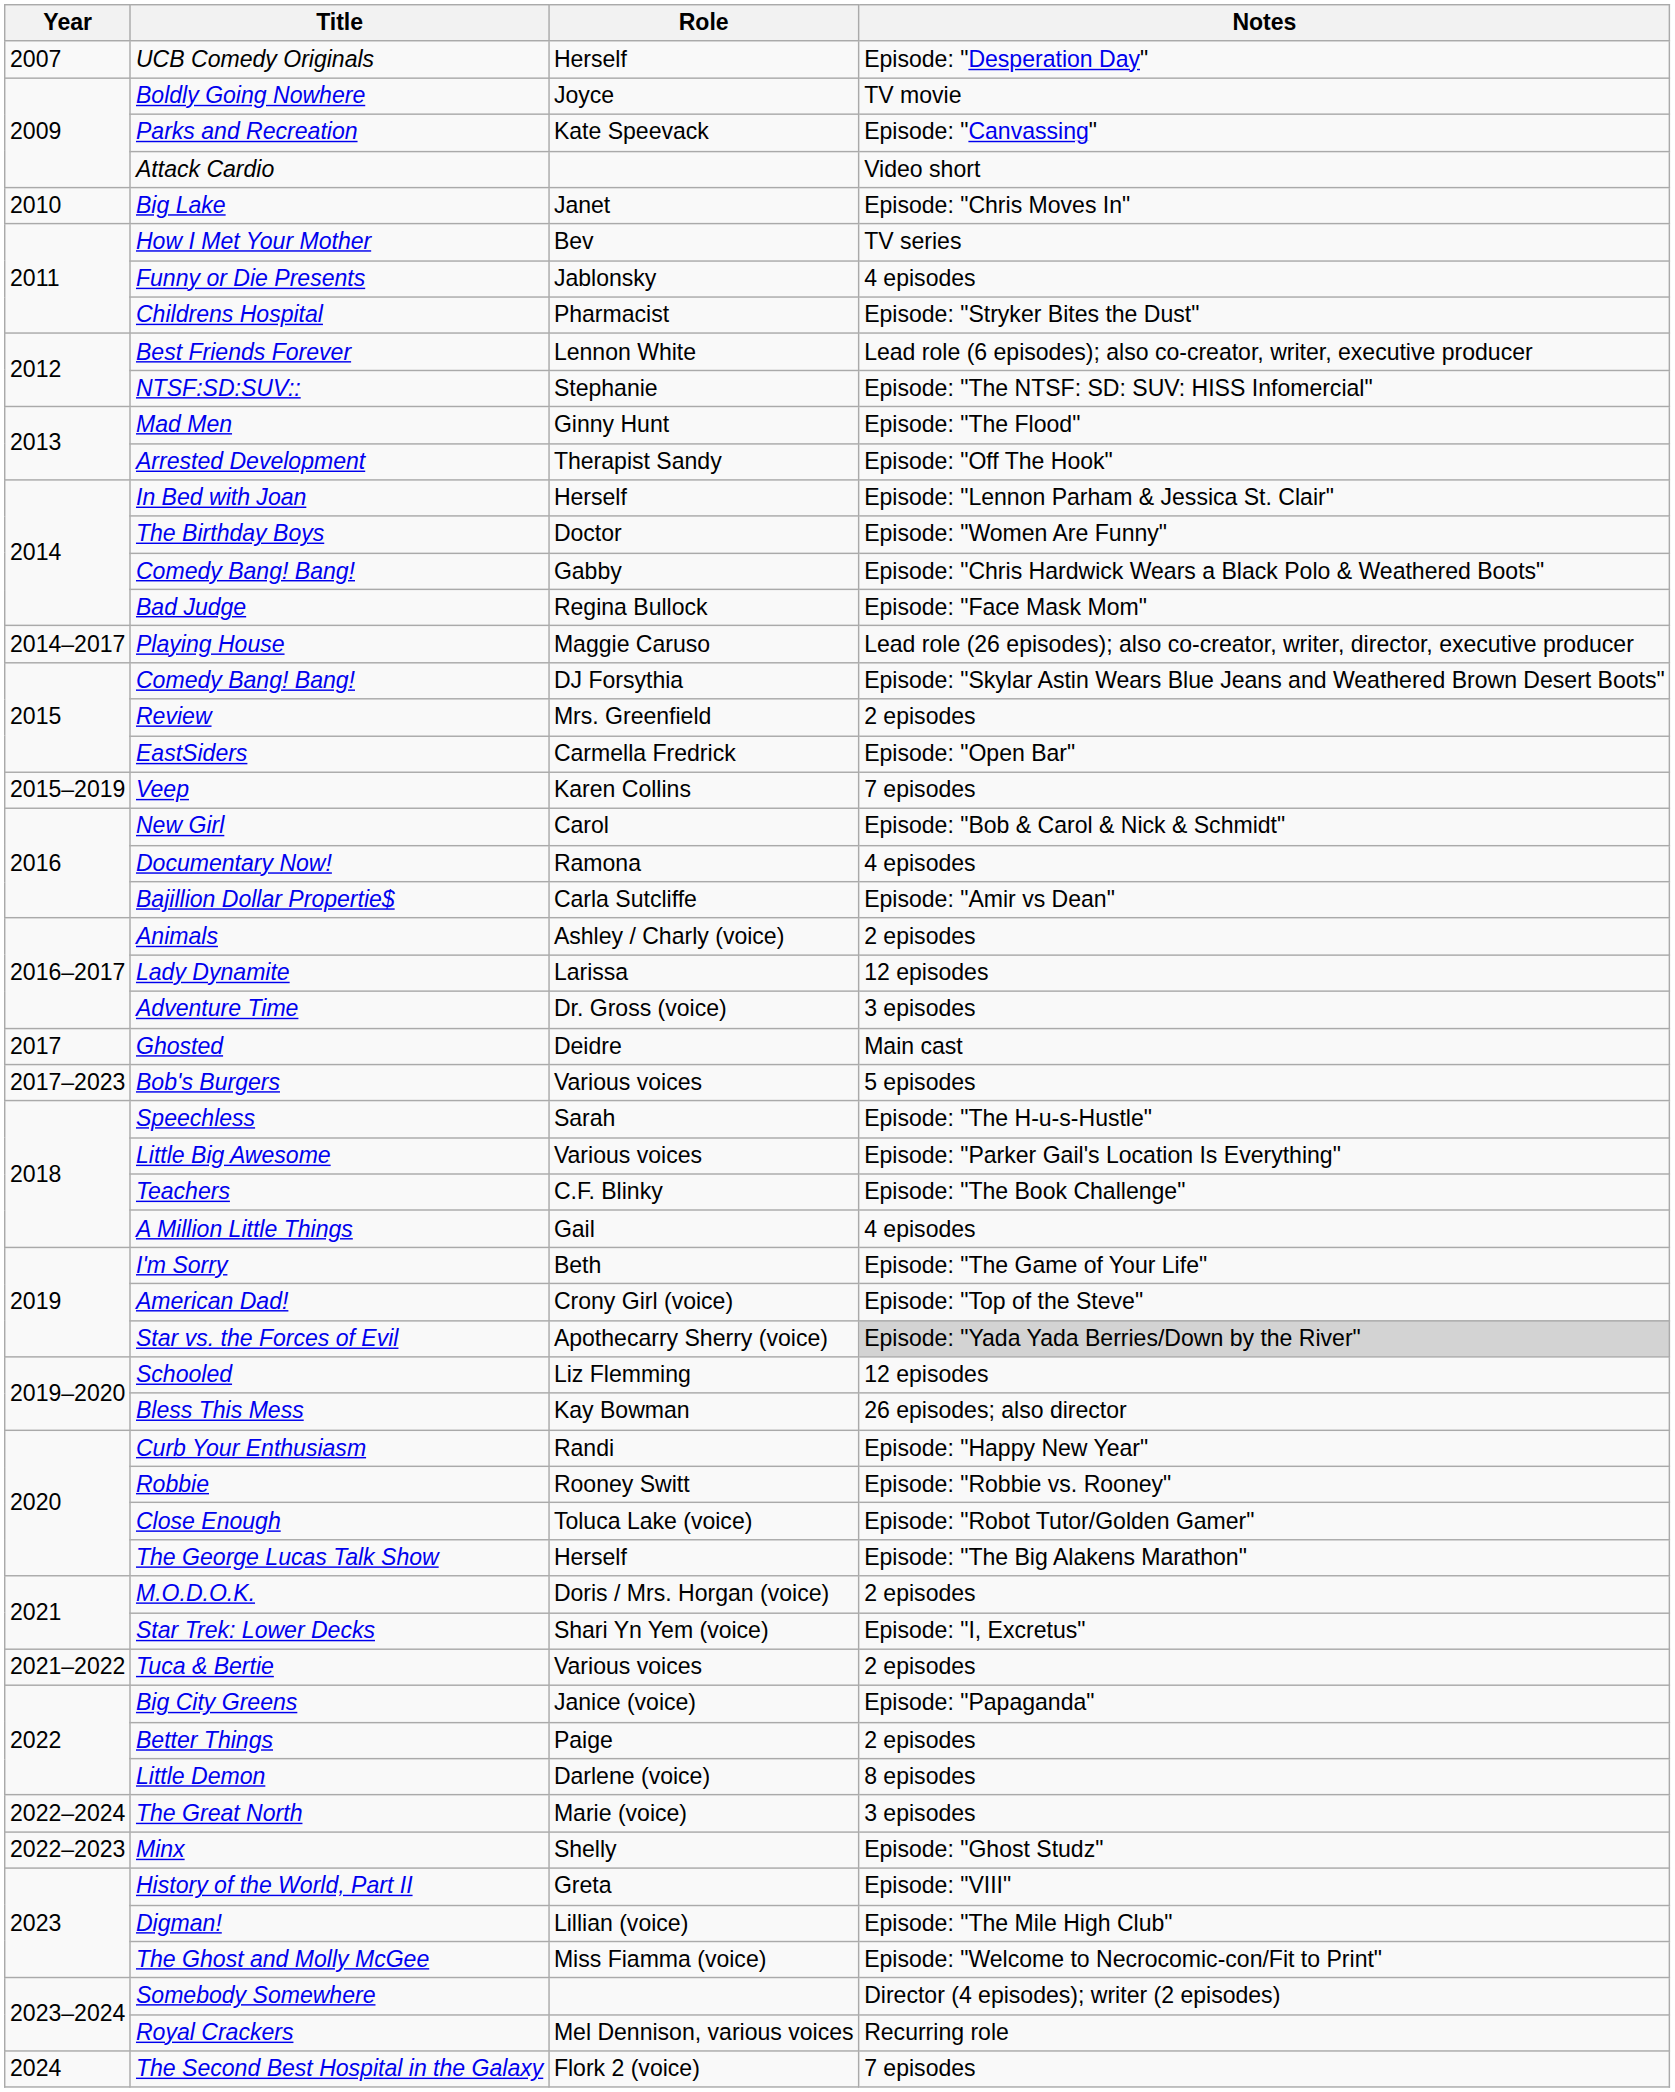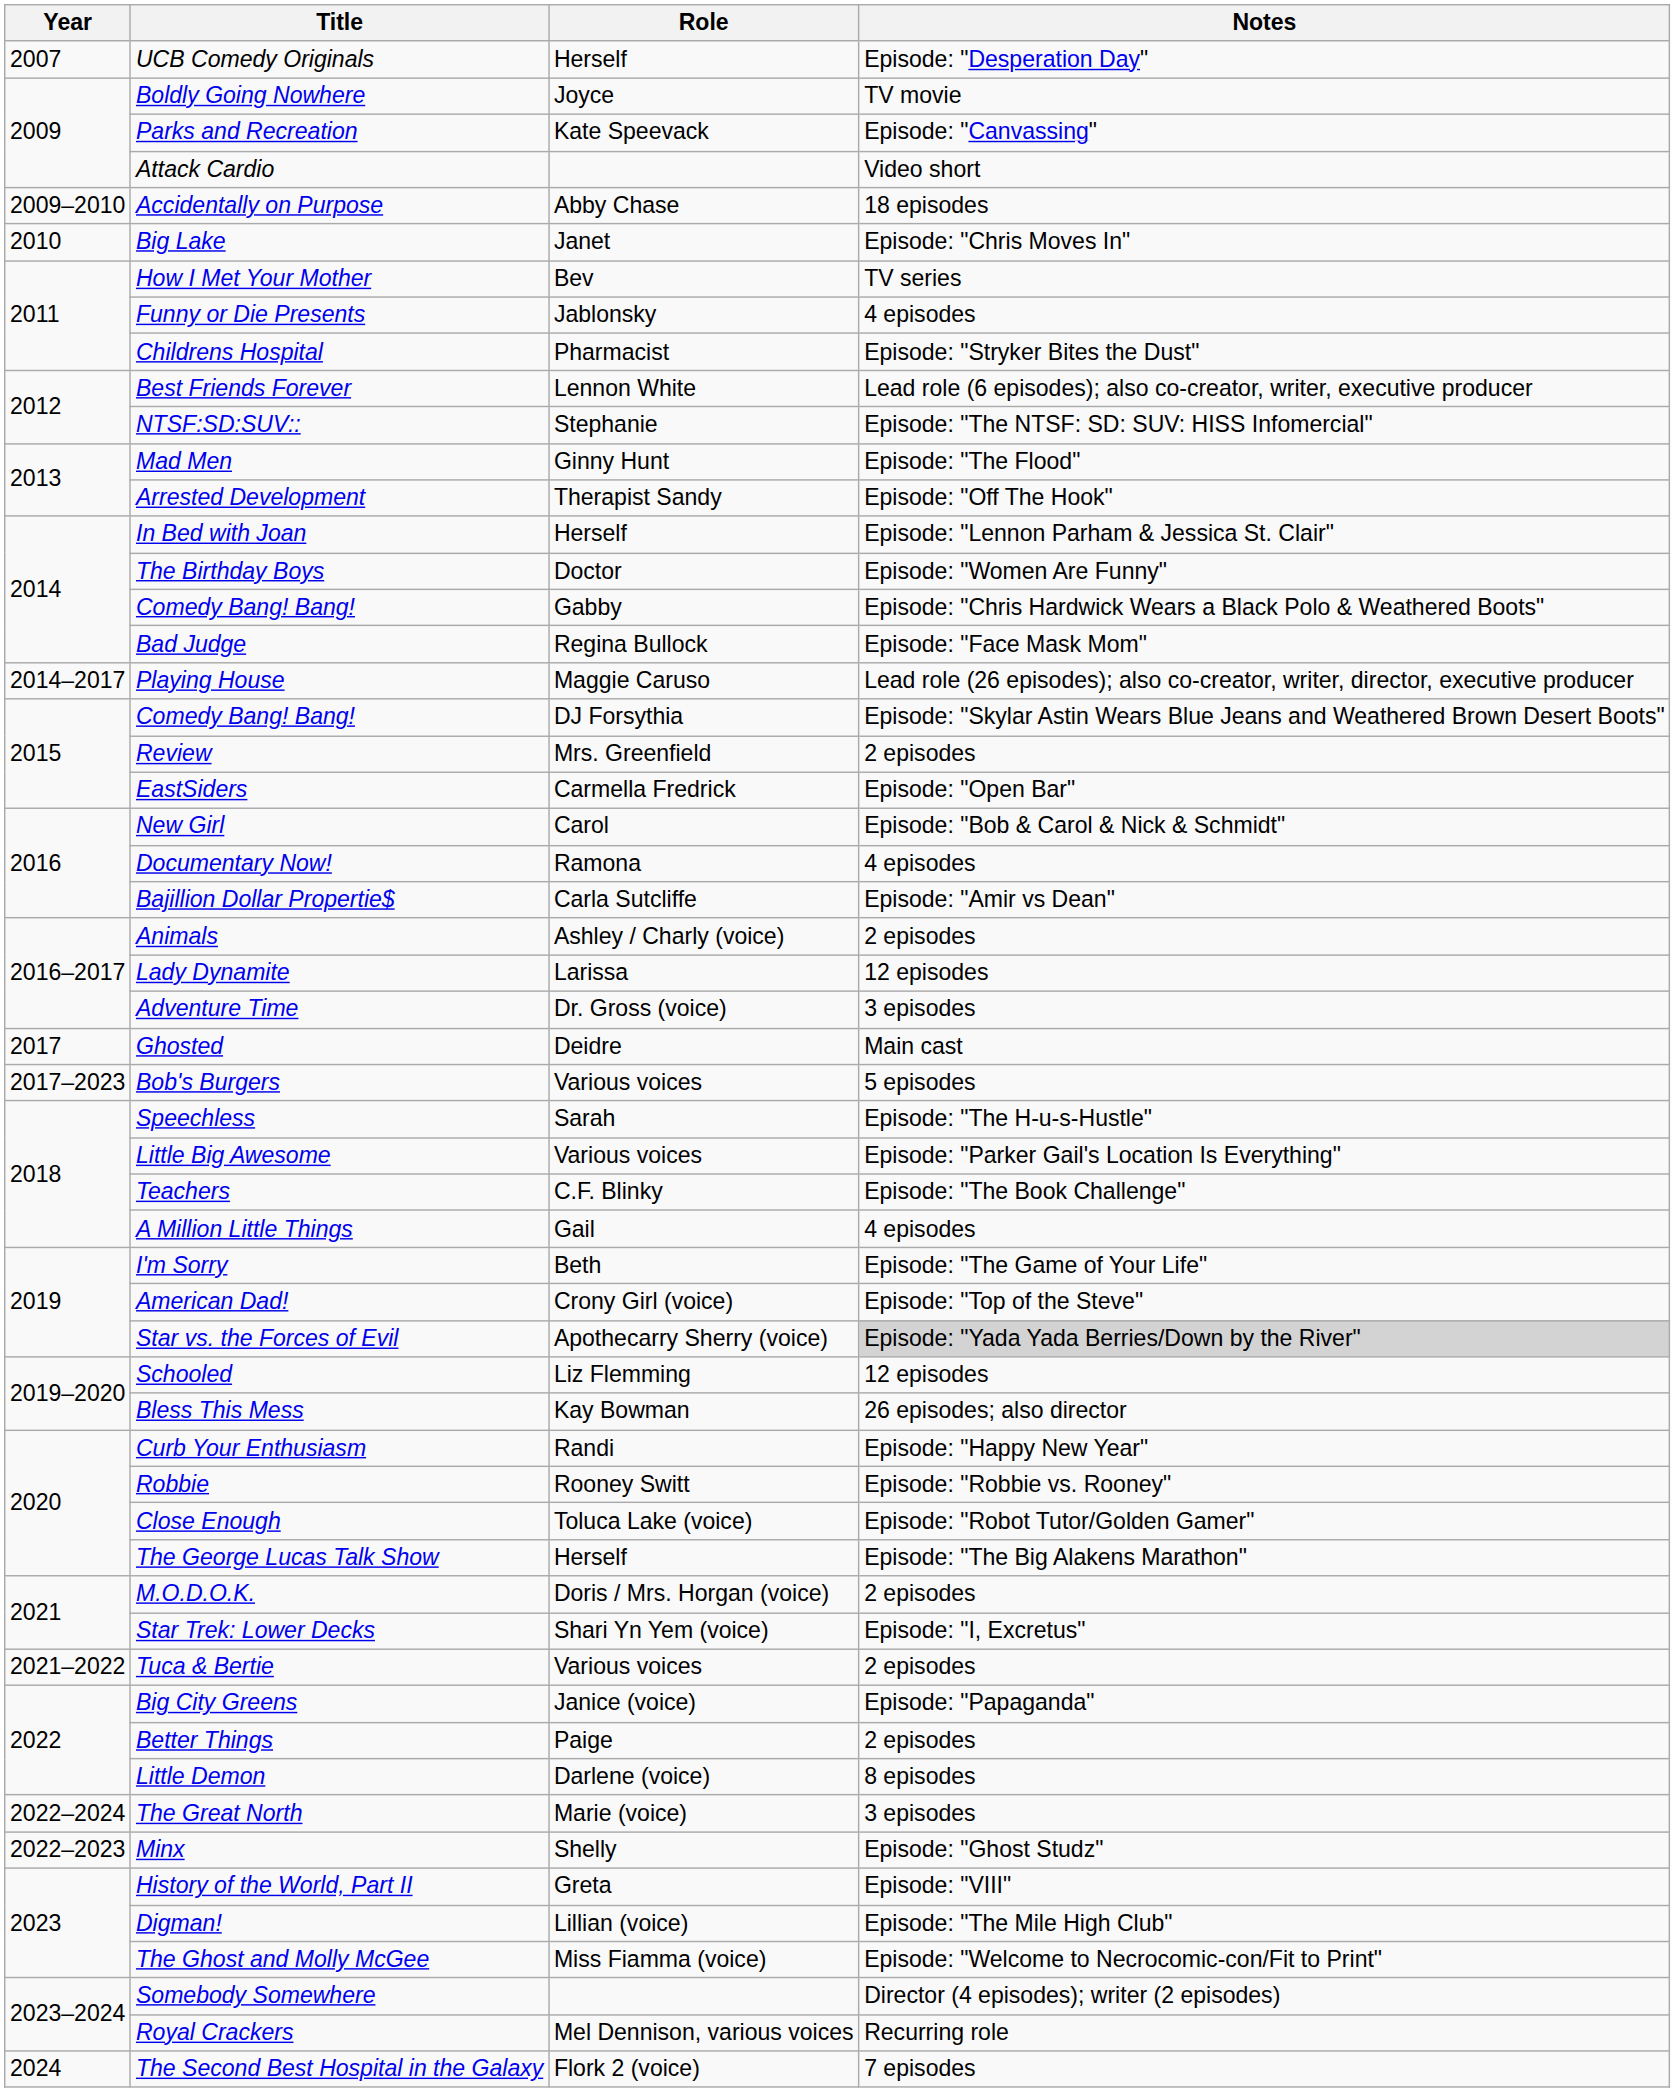+ row: (260, 205)
- row: (162, 790)
